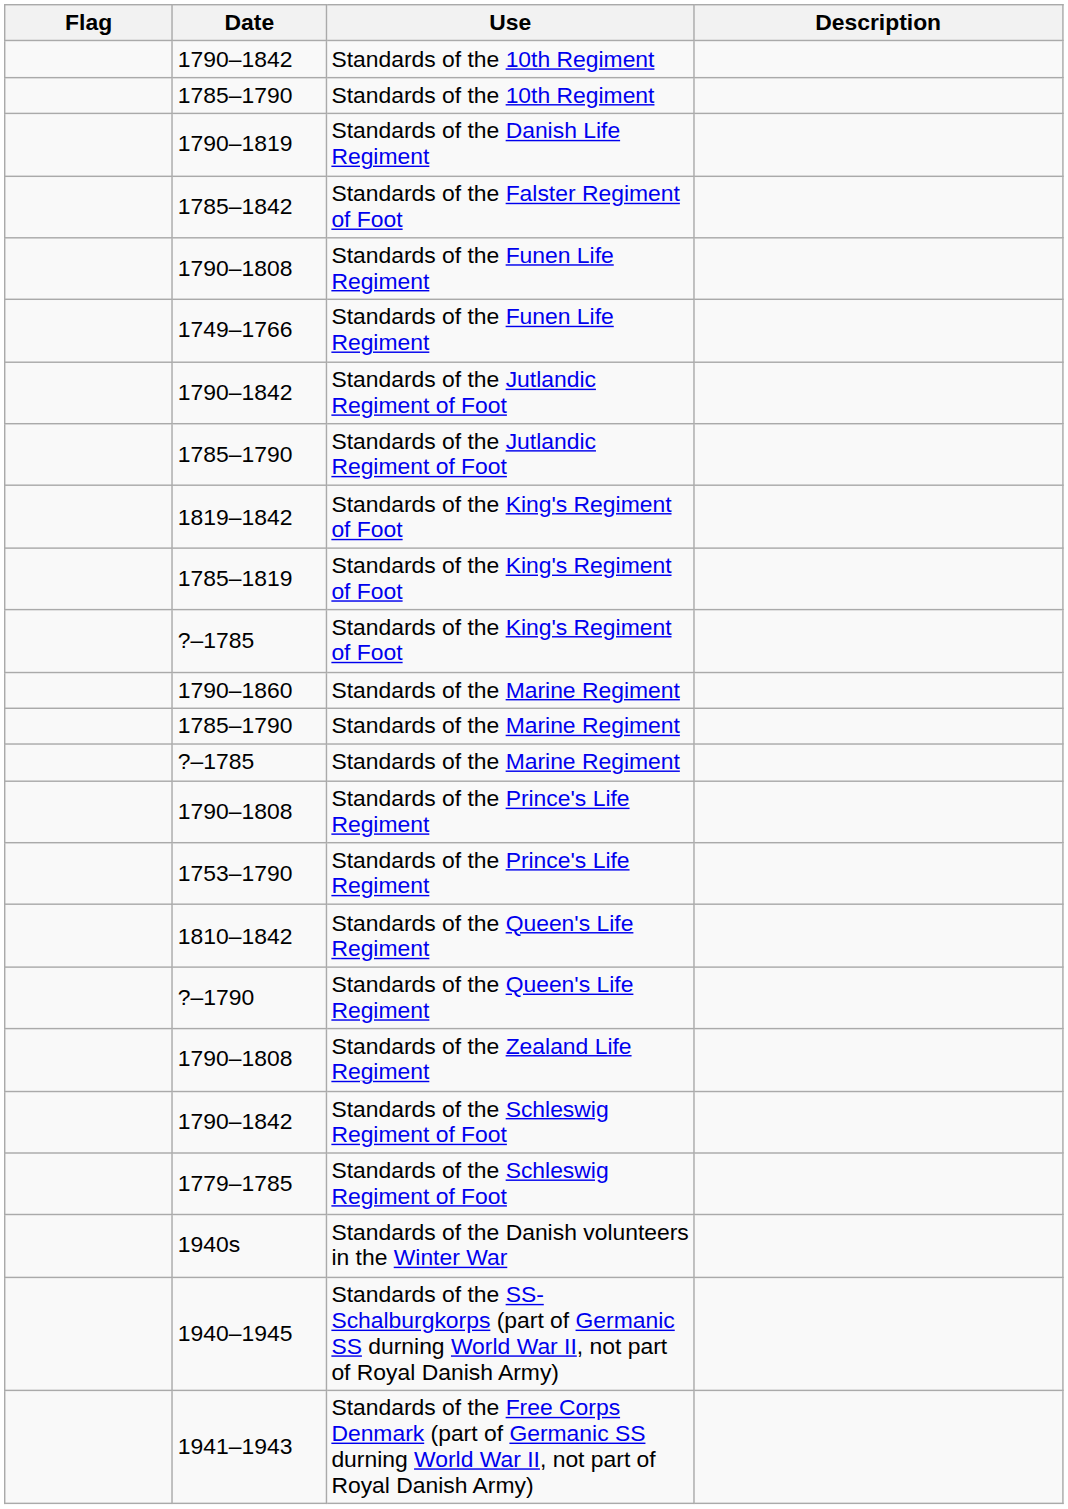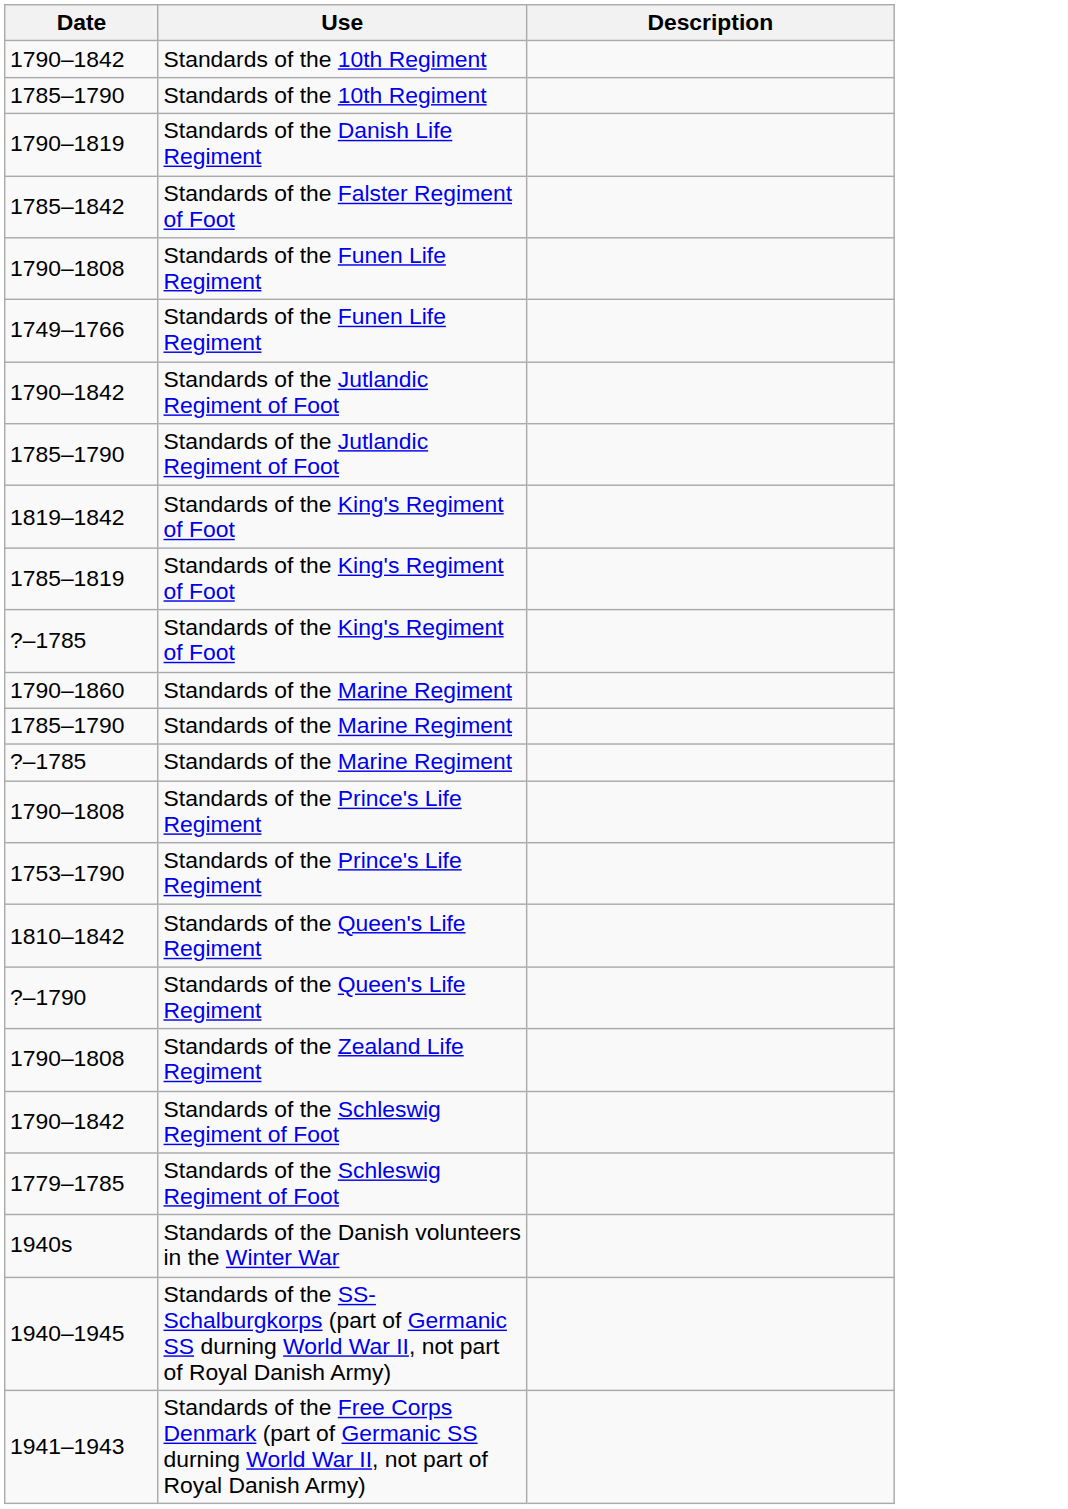- column: (89, 22)
